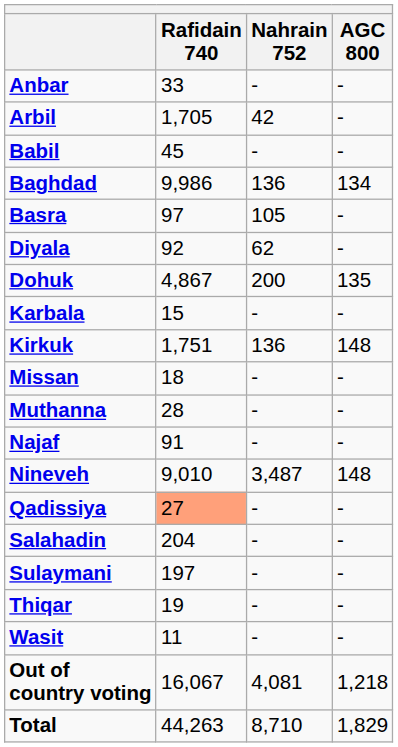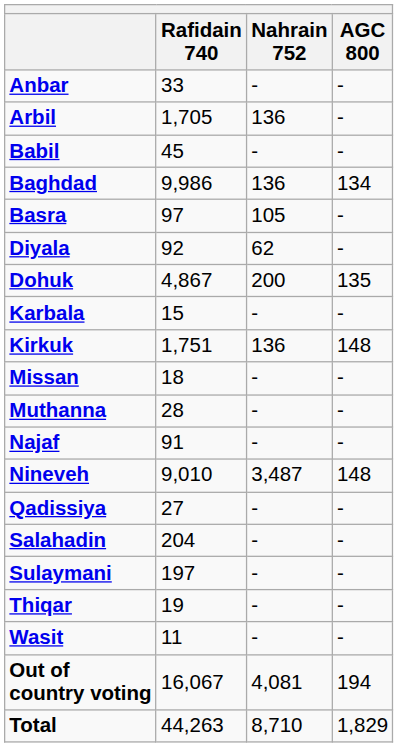(263, 118) 42 -> (268, 118) 136
(172, 507) lightsalmon background -> (172, 507) no background
(363, 681) 1,218 -> (354, 681) 194
